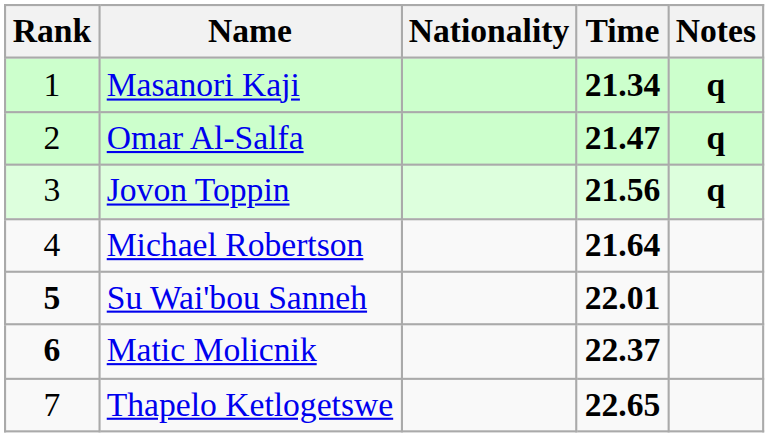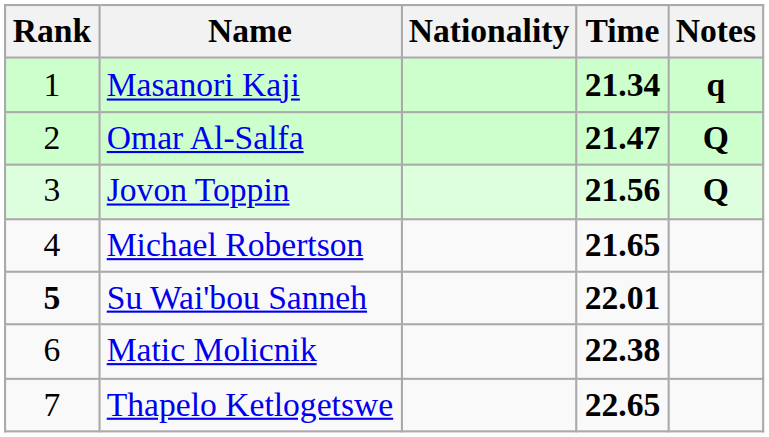(716, 137) q -> (716, 137) Q
(716, 191) q -> (716, 191) Q
(623, 244) 21.64 -> (623, 244) 21.65
(52, 350) bold -> (52, 350) normal
(623, 350) 22.37 -> (623, 350) 22.38
